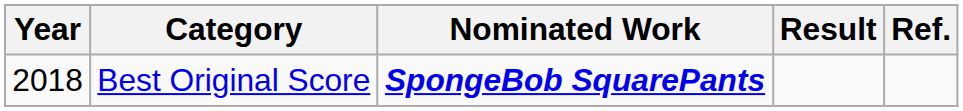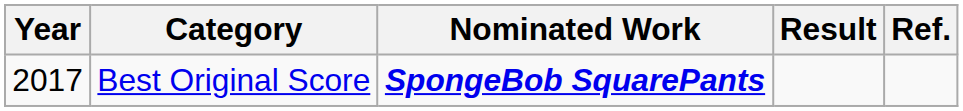(48, 79) 2018 -> (48, 79) 2017
